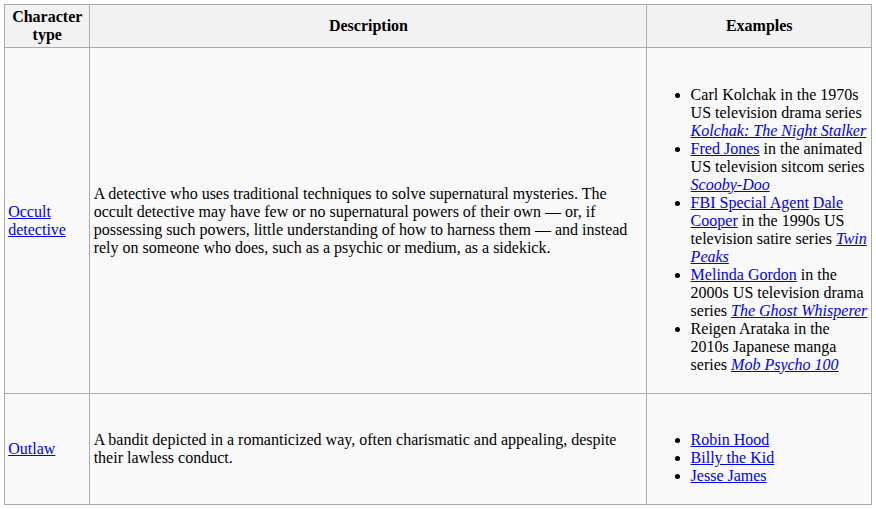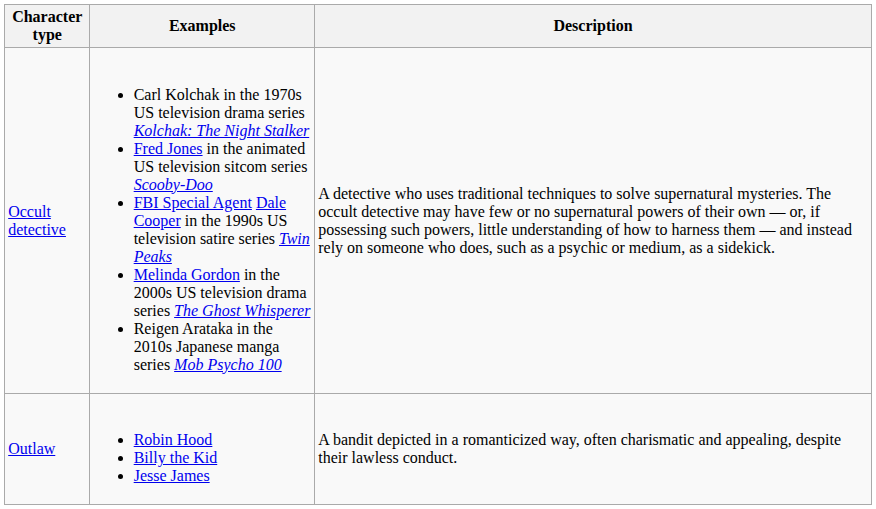columns swapped: (368, 26) <-> (759, 26)
